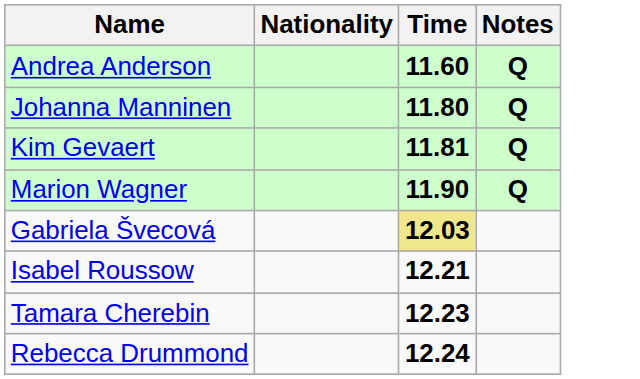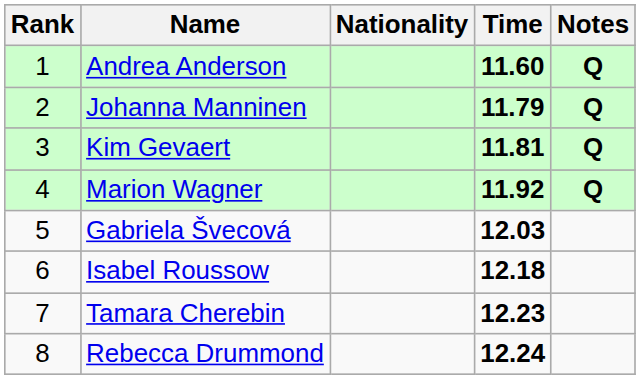+ column: (42, 25)
(437, 107) 11.80 -> (513, 107) 11.79
(437, 189) 11.90 -> (513, 189) 11.92
(437, 230) khaki background -> (513, 230) no background
(437, 271) 12.21 -> (513, 271) 12.18
